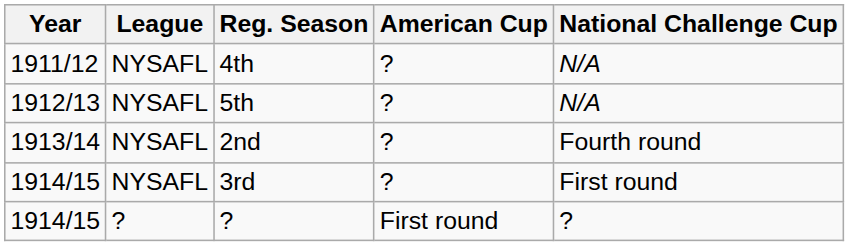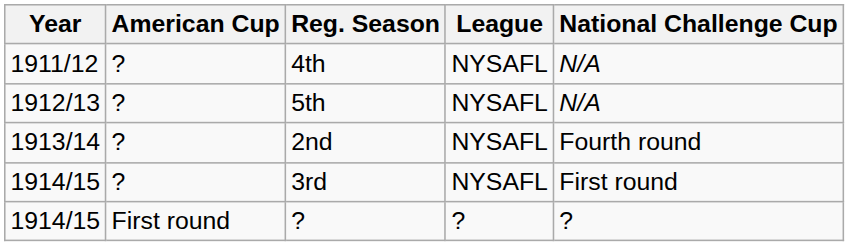columns swapped: (160, 24) <-> (464, 24)
